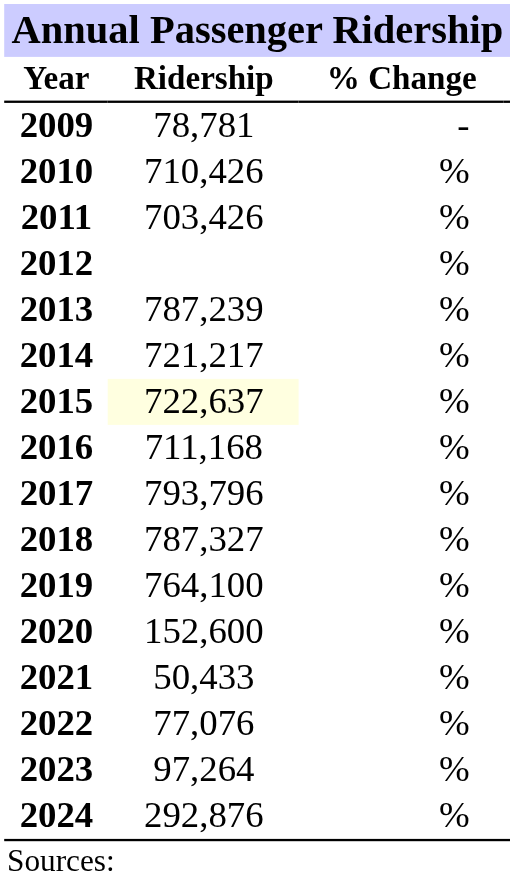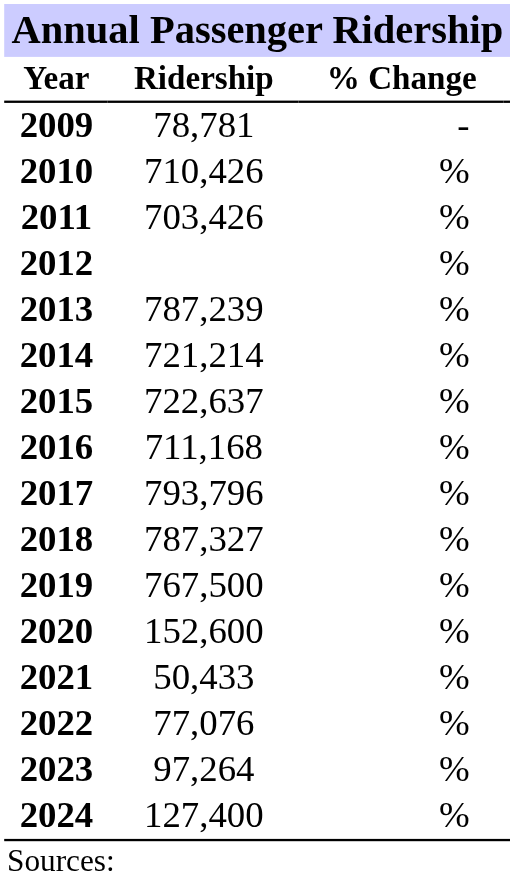(204, 355) 721,217 -> (204, 355) 721,214
(204, 401) lightyellow background -> (204, 401) no background
(204, 585) 764,100 -> (204, 585) 767,500
(204, 815) 292,876 -> (204, 815) 127,400
